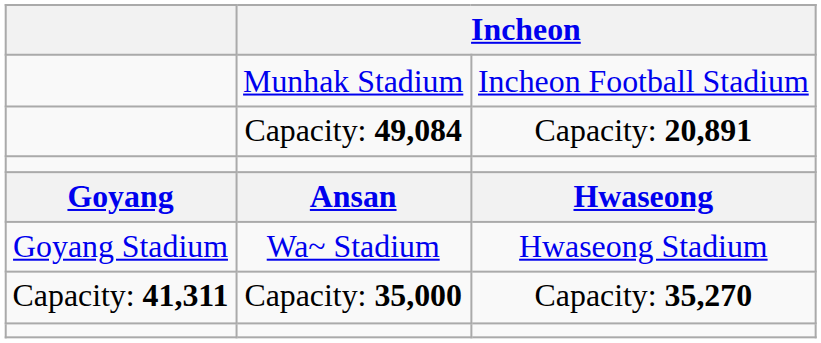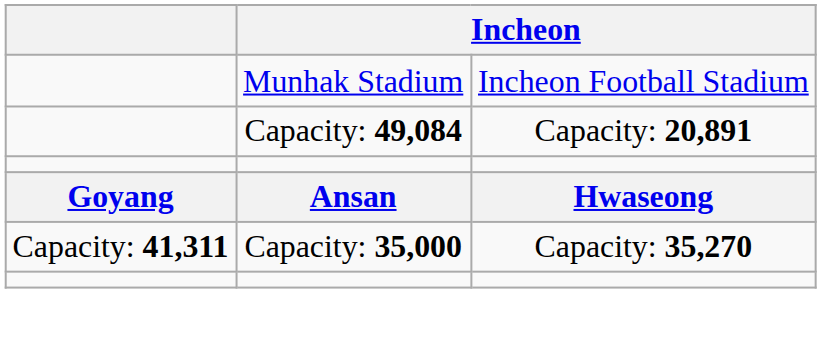- row: (353, 246)
